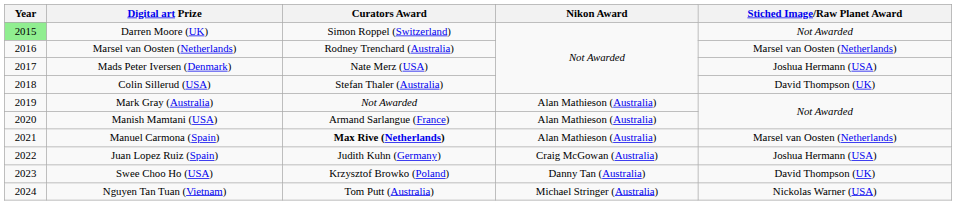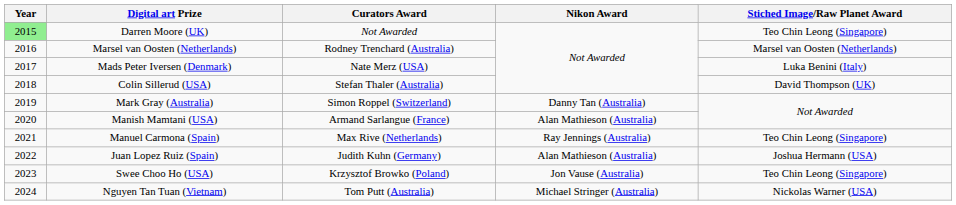(389, 31) Simon Roppel (Switzerland) -> (389, 31) Not Awarded
(825, 31) Not Awarded -> (825, 31) Teo Chin Leong (Singapore)
(825, 67) Joshua Hermann (USA) -> (825, 67) Luka Benini (Italy)
(389, 102) Not Awarded -> (389, 102) Simon Roppel (Switzerland)
(597, 102) Alan Mathieson (Australia) -> (597, 102) Danny Tan (Australia)
(389, 138) bold -> (389, 138) normal
(597, 138) Alan Mathieson (Australia) -> (597, 138) Ray Jennings (Australia)
(825, 138) Marsel van Oosten (Netherlands) -> (825, 138) Teo Chin Leong (Singapore)
(597, 156) Craig McGowan (Australia) -> (597, 156) Alan Mathieson (Australia)
(597, 174) Danny Tan (Australia) -> (597, 174) Jon Vause (Australia)
(825, 174) David Thompson (UK) -> (825, 174) Teo Chin Leong (Singapore)
